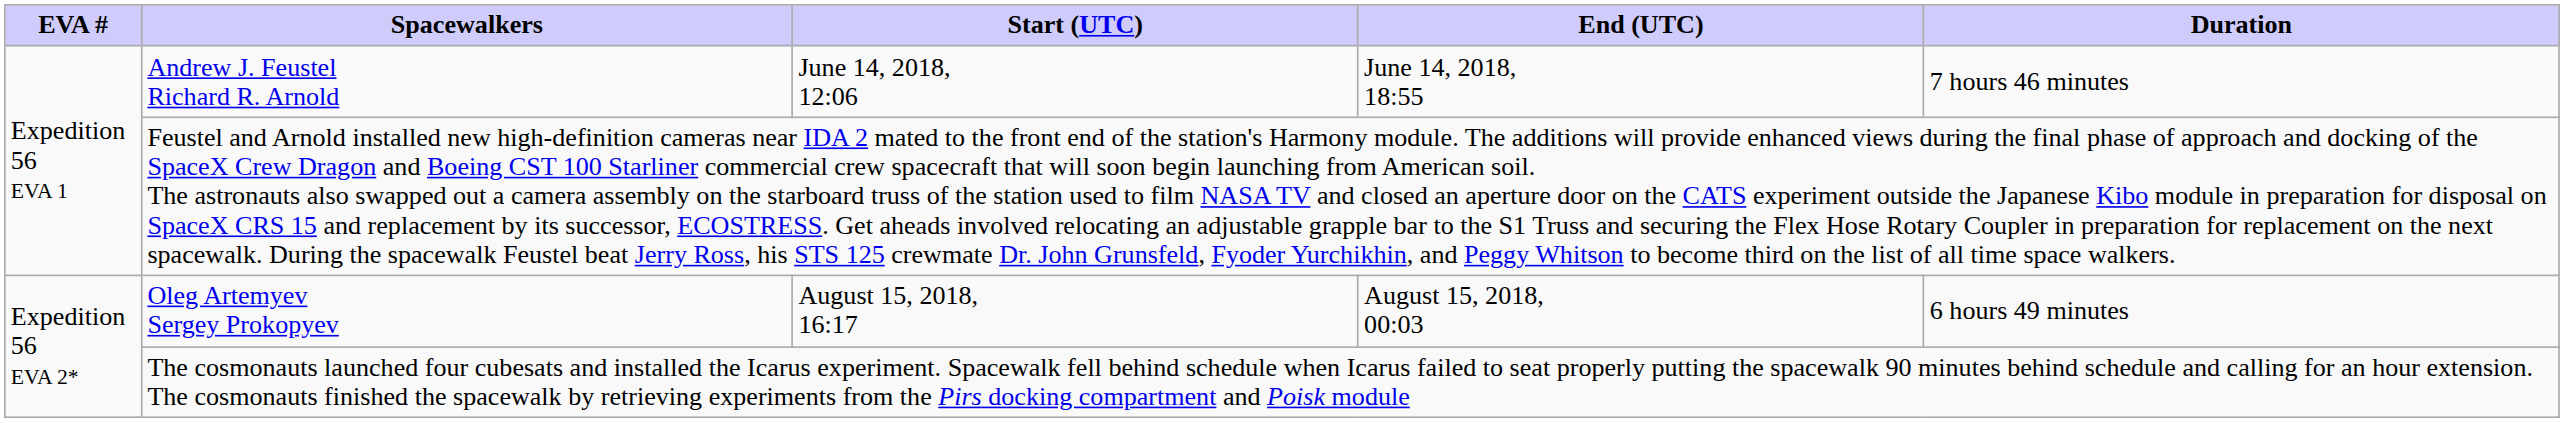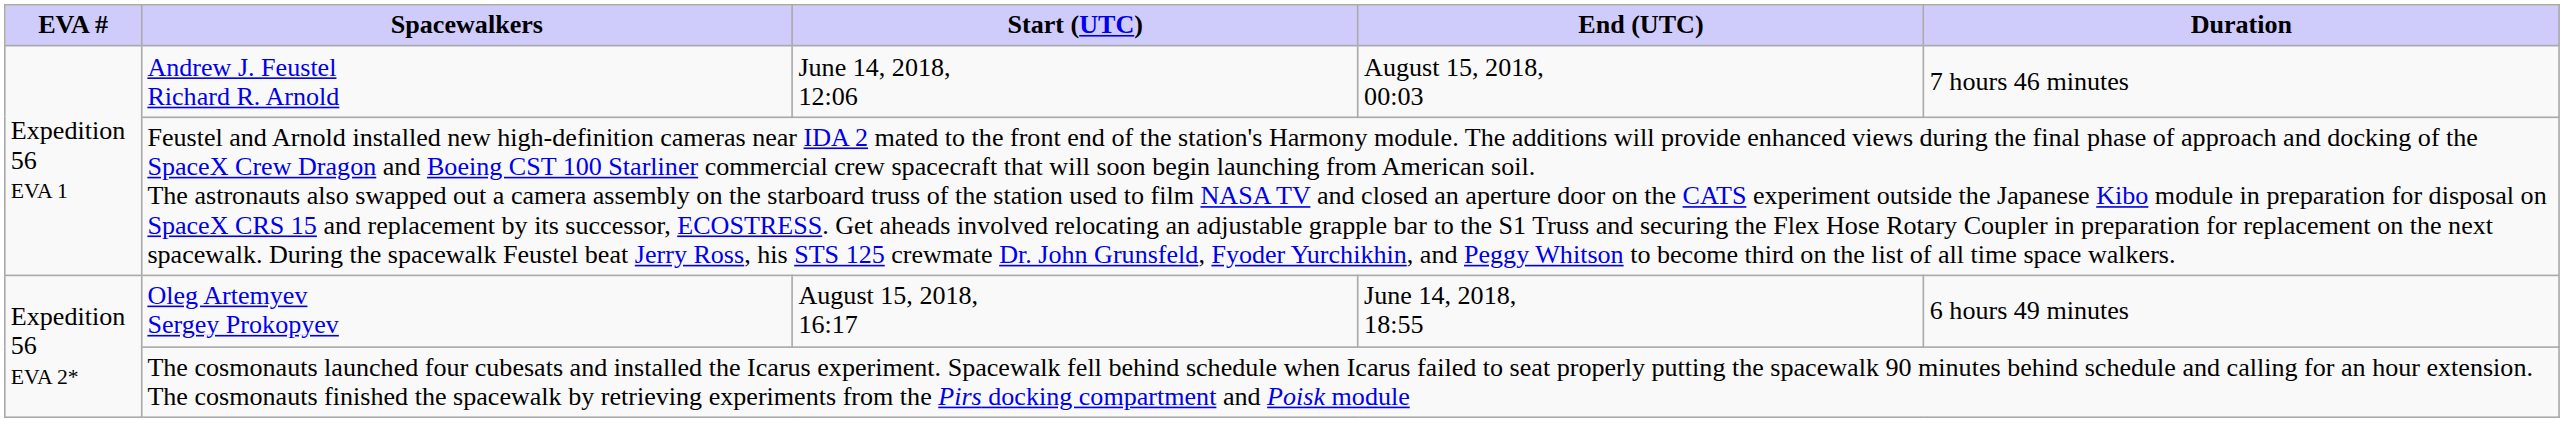(1440, 81) June 14, 2018, 18:55 -> (1454, 81) August 15, 2018, 00:03
(1454, 310) August 15, 2018, 00:03 -> (1440, 310) June 14, 2018, 18:55
